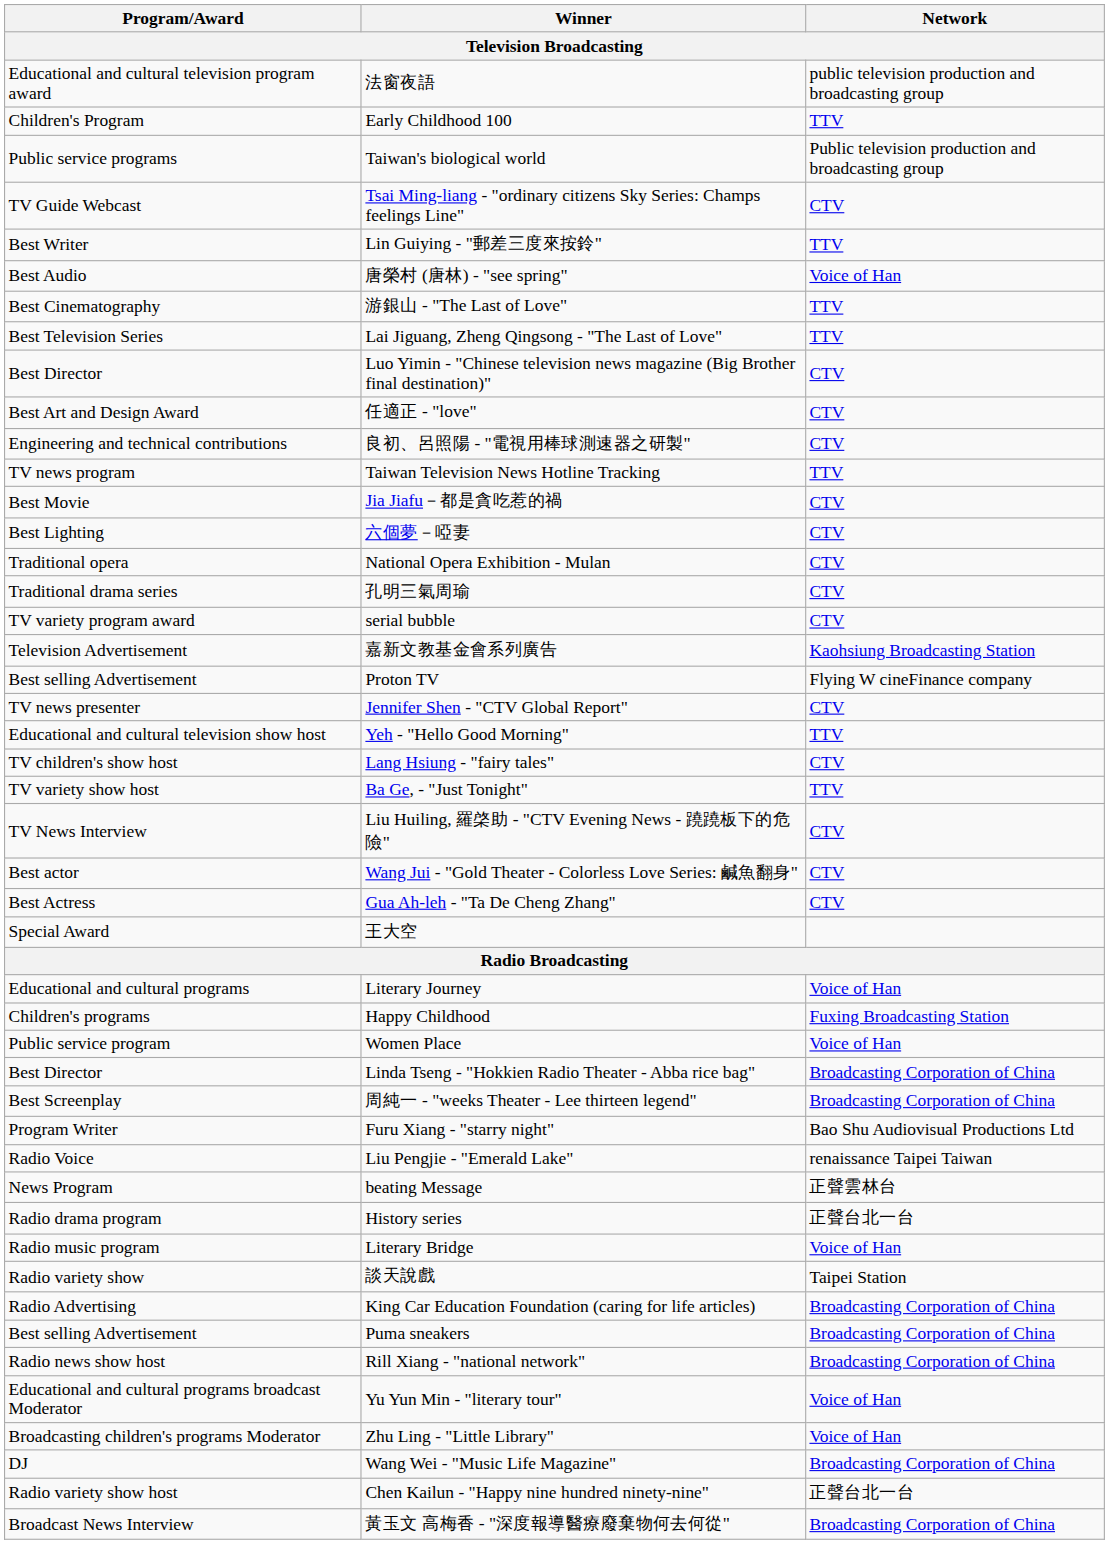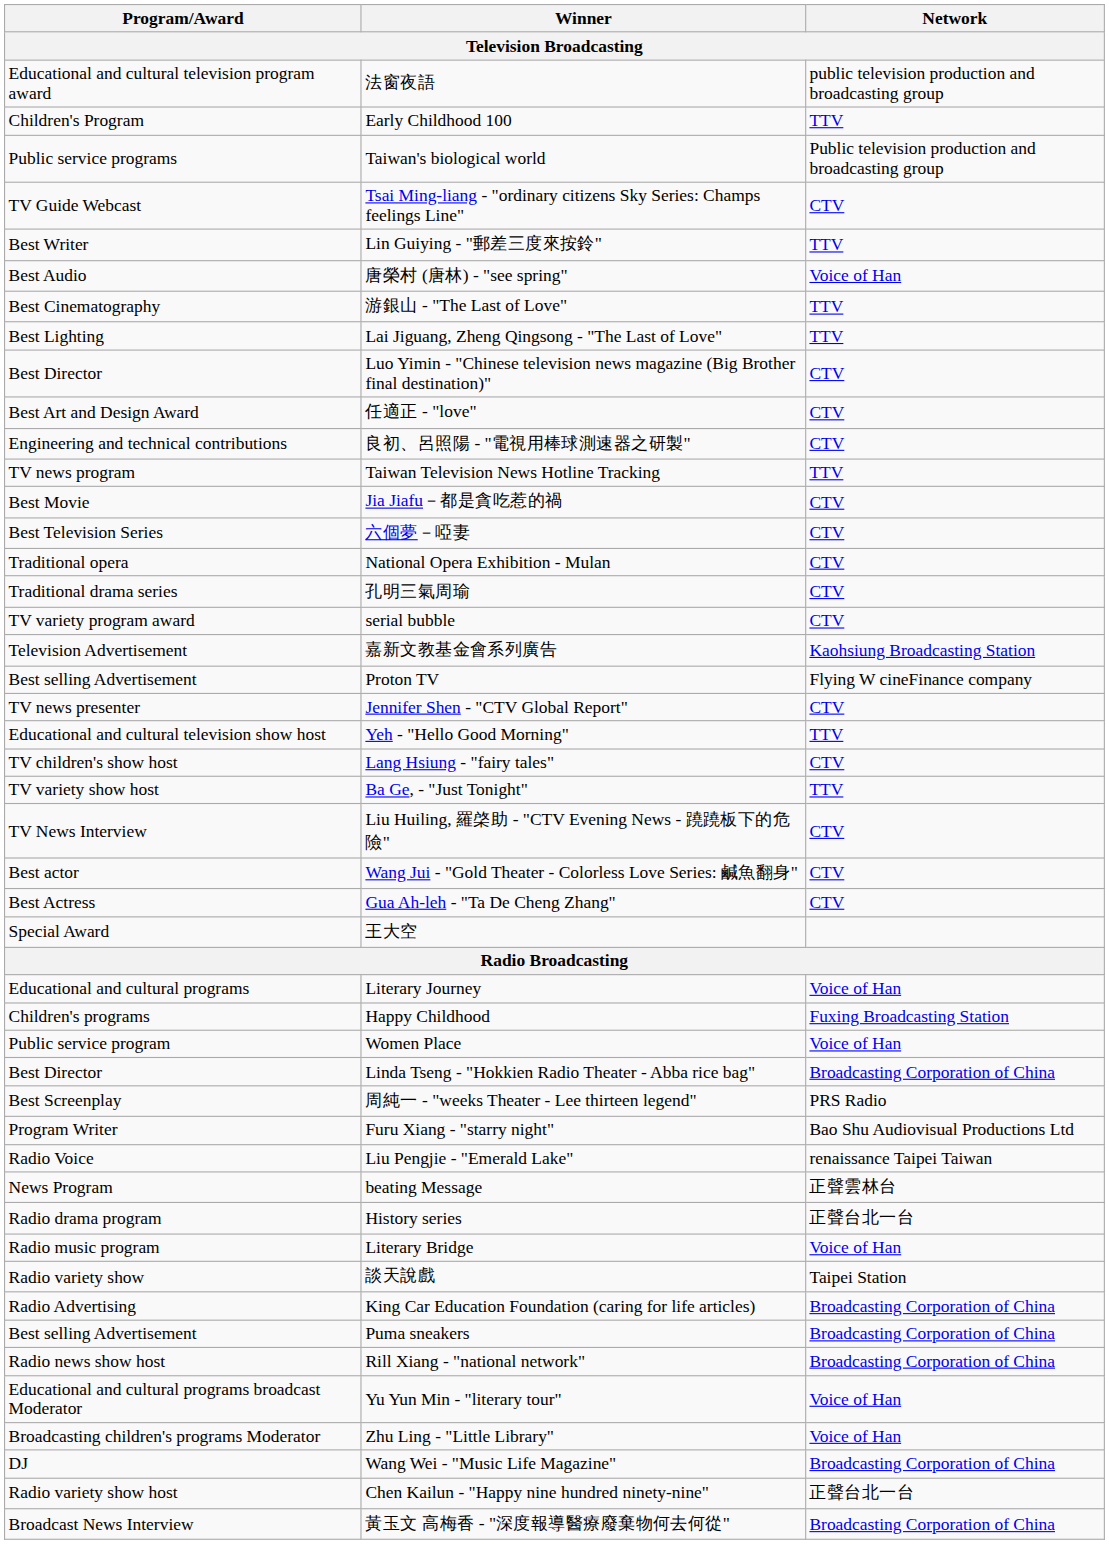(86, 335) Best Television Series -> (56, 335) Best Lighting
(56, 532) Best Lighting -> (86, 532) Best Television Series
(932, 1100) Broadcasting Corporation of China -> (848, 1100) PRS Radio
